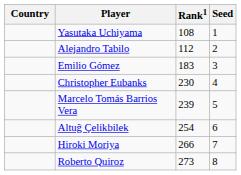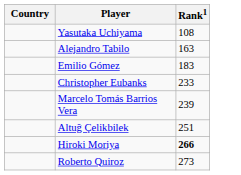- column: (223, 14)
(186, 49) 112 -> (186, 49) 163
(186, 82) 230 -> (186, 82) 233
(186, 128) 254 -> (186, 128) 251
(186, 144) normal -> (186, 144) bold
